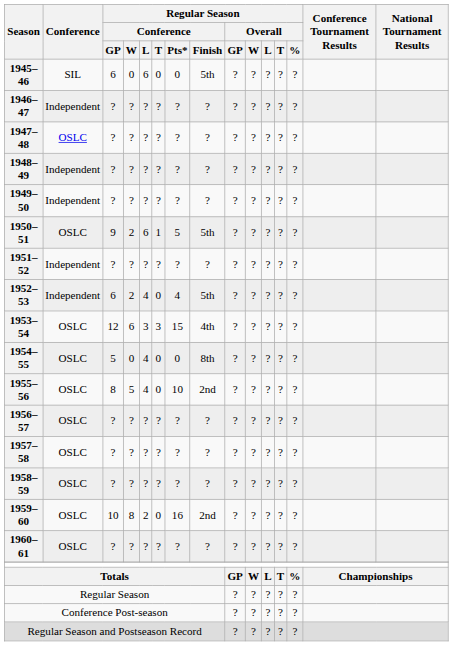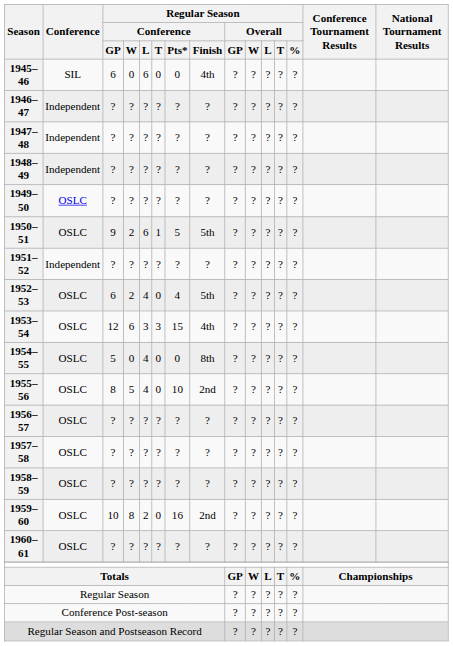(207, 75) 5th -> (207, 75) 4th
(73, 138) OSLC -> (73, 138) Independent
(73, 201) Independent -> (73, 201) OSLC
(73, 295) Independent -> (73, 295) OSLC
